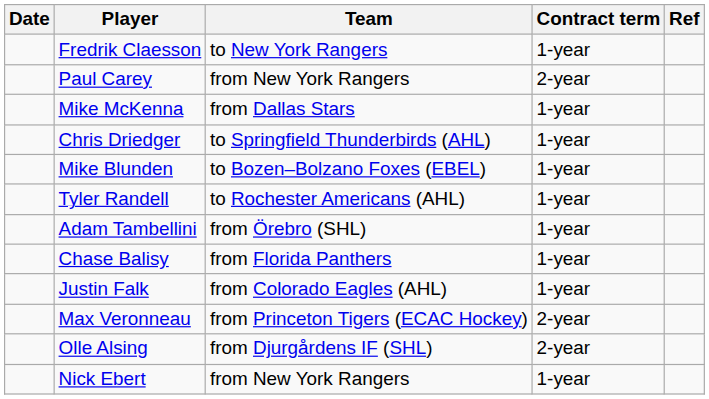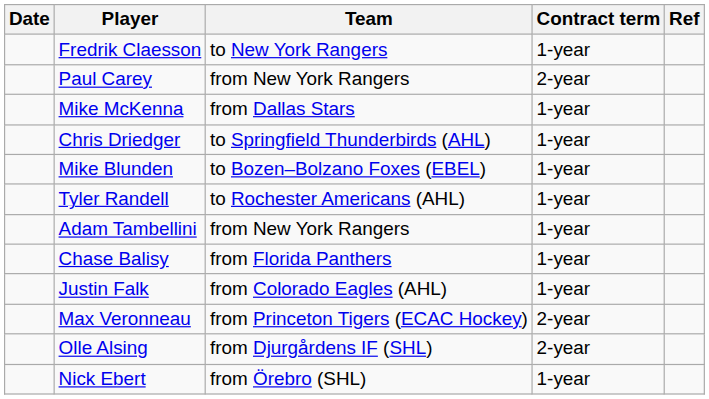(288, 229) from Örebro (SHL) -> (310, 229) from New York Rangers
(310, 378) from New York Rangers -> (288, 378) from Örebro (SHL)
